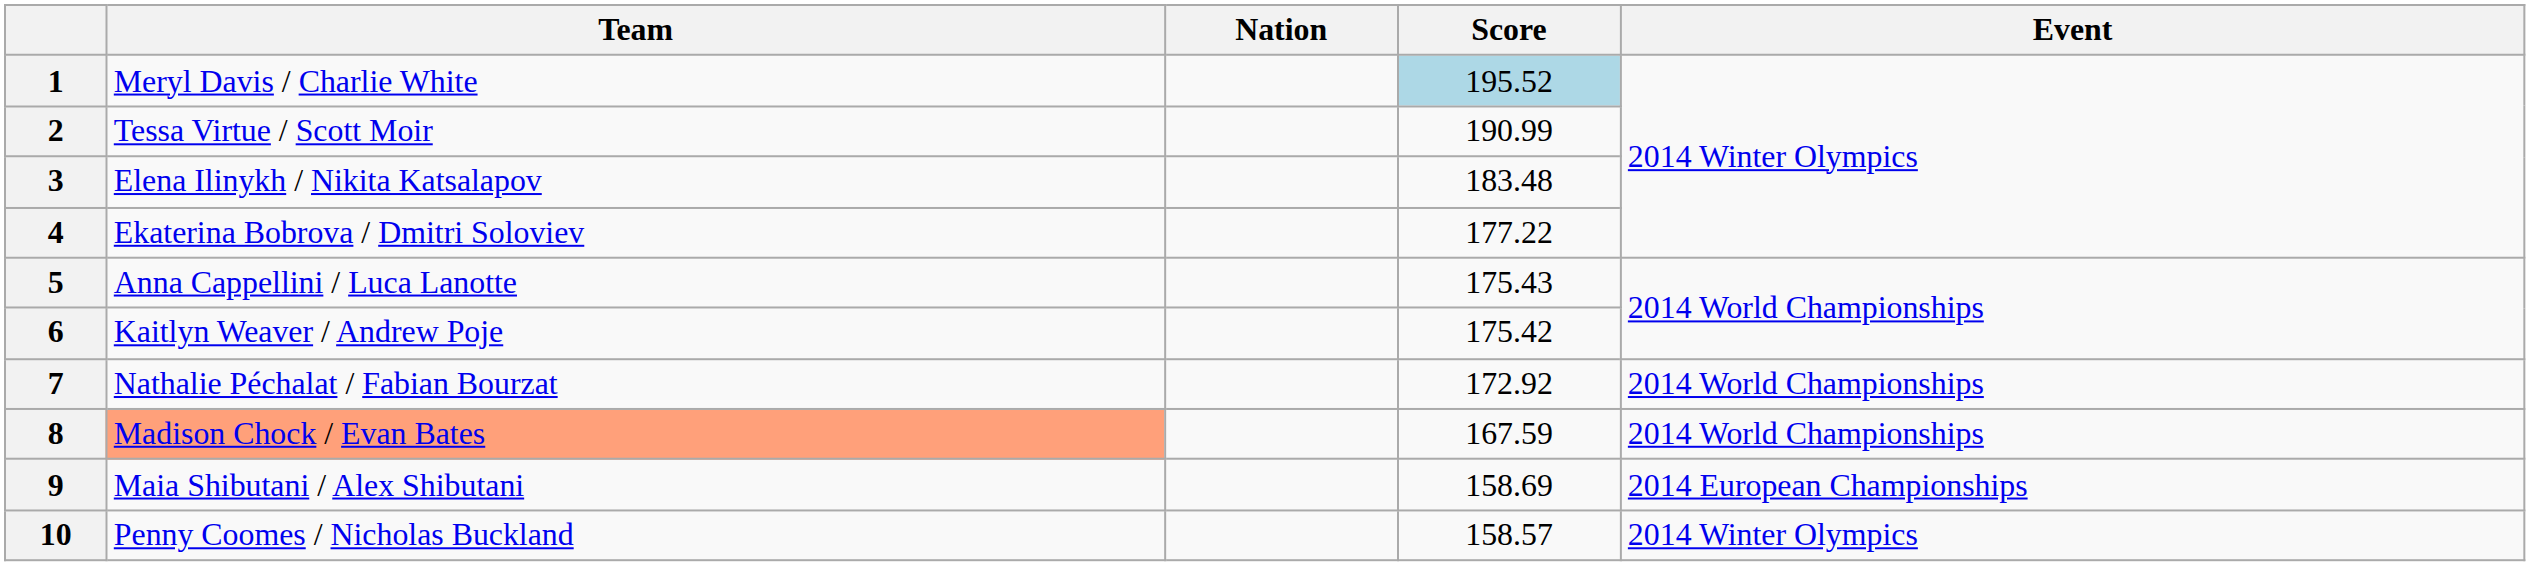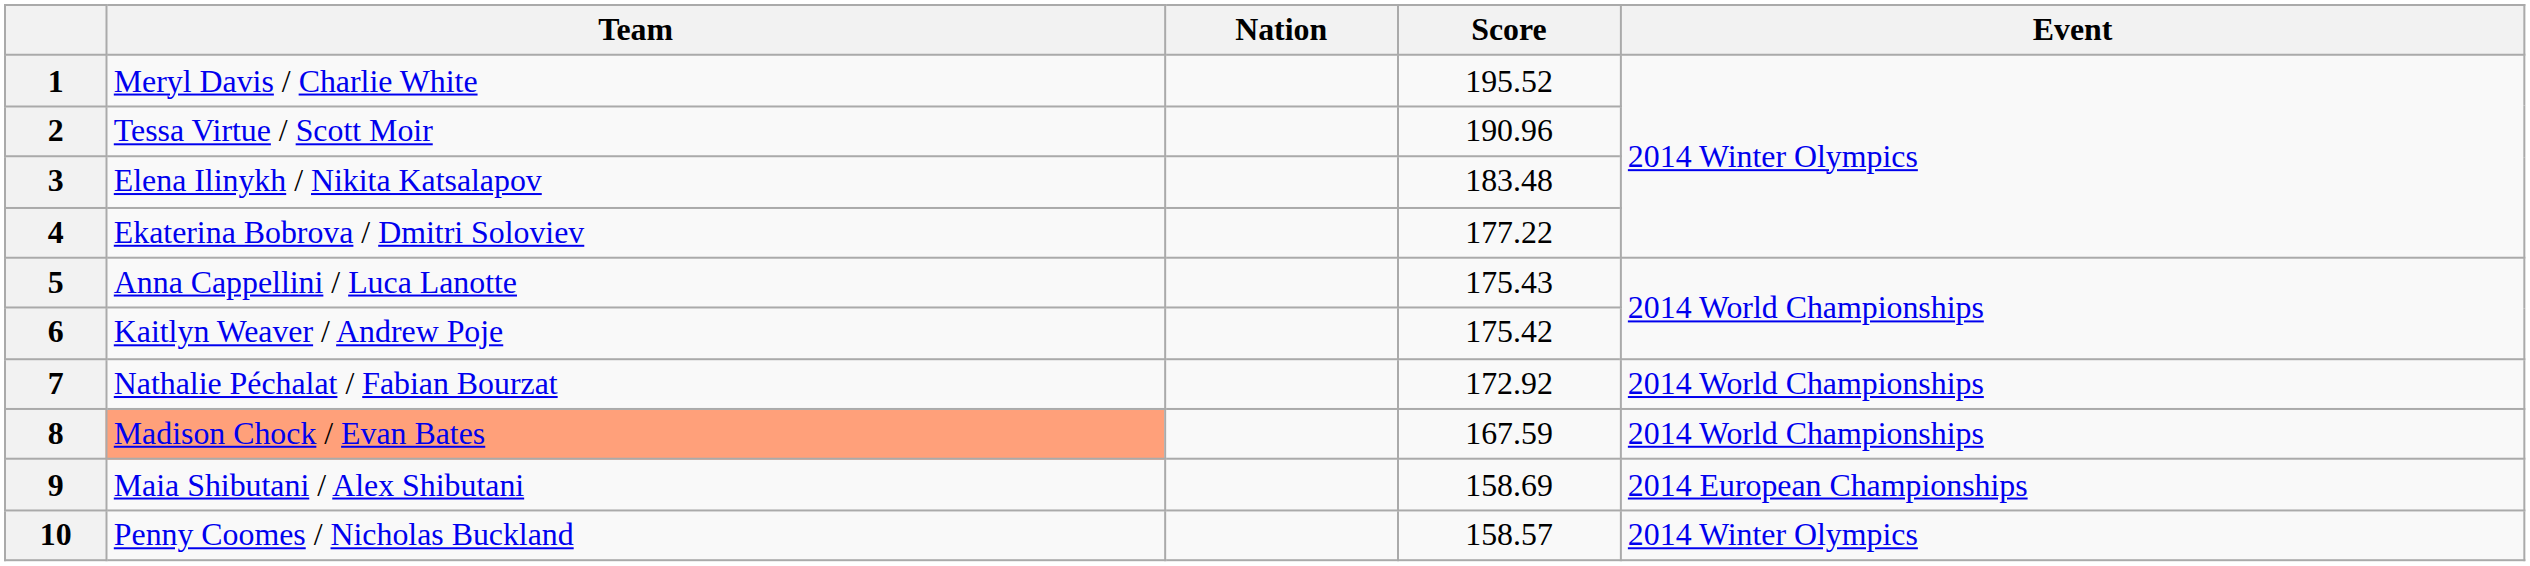(1509, 80) lightblue background -> (1509, 80) no background
(1509, 130) 190.99 -> (1509, 130) 190.96
